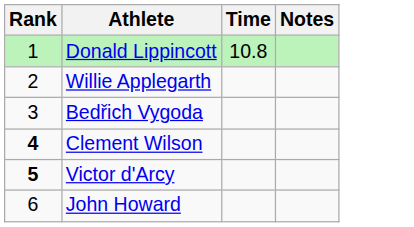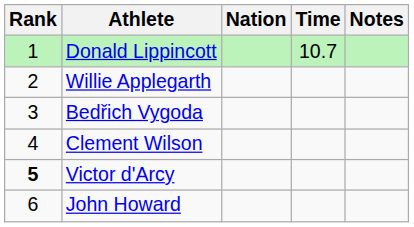+ column: (256, 19)
(248, 50) 10.8 -> (318, 50) 10.7
(33, 143) bold -> (33, 143) normal
